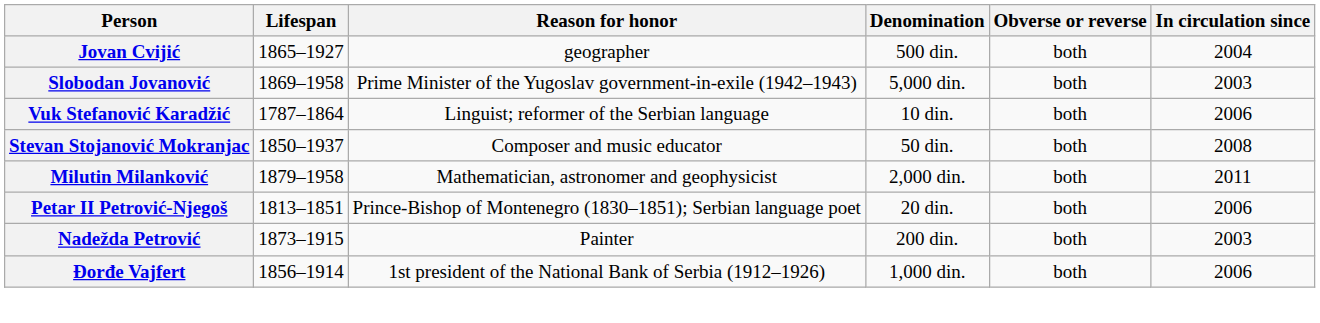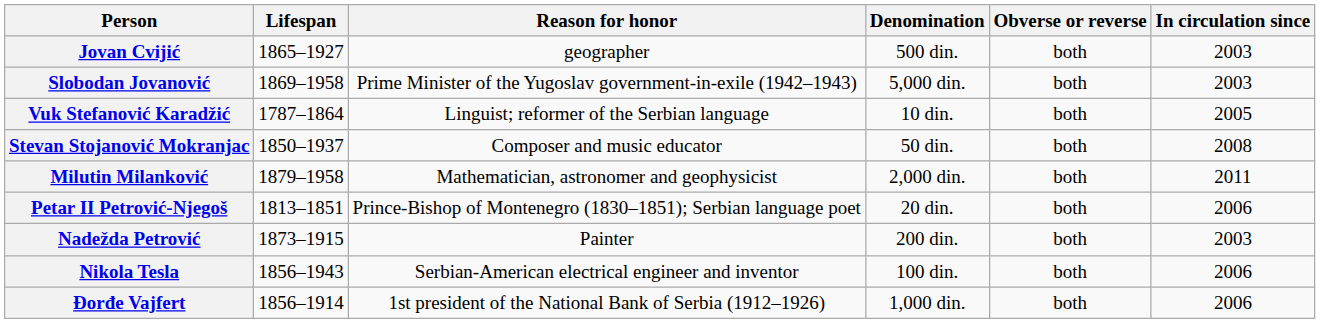(1233, 51) 2004 -> (1233, 51) 2003
(1233, 114) 2006 -> (1233, 114) 2005
+ row: (129, 270)
